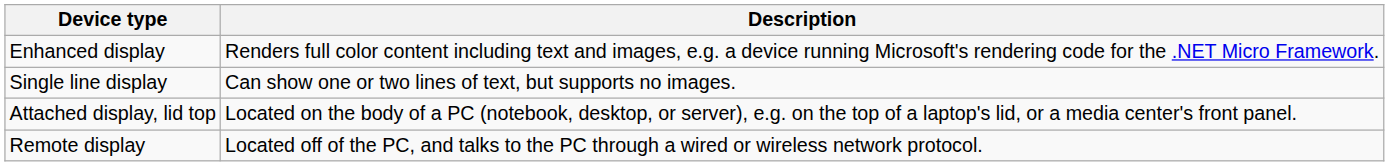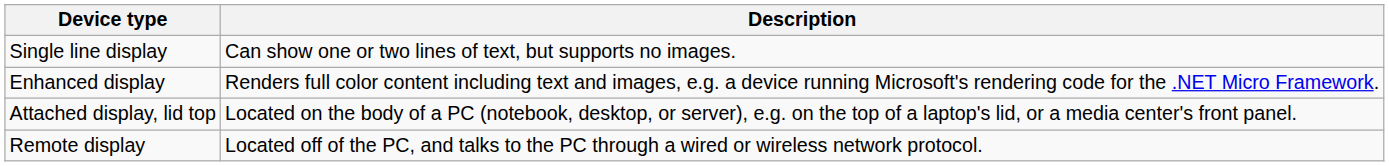rows swapped: (87, 51) <-> (88, 82)
